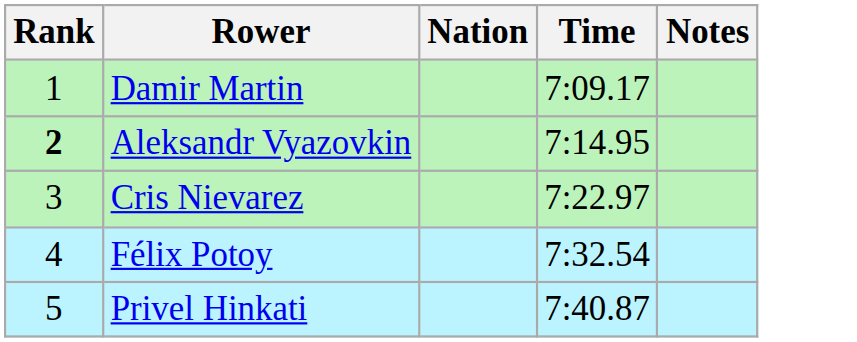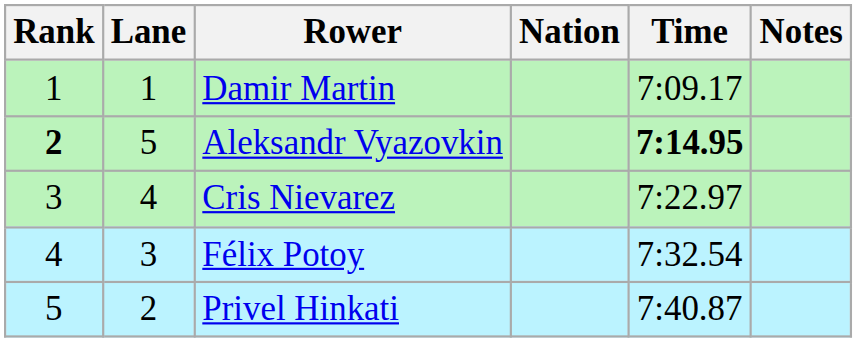+ column: (148, 32)
(597, 142) normal -> (690, 142) bold
